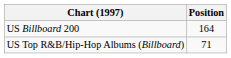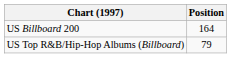(206, 45) 71 -> (206, 45) 79
